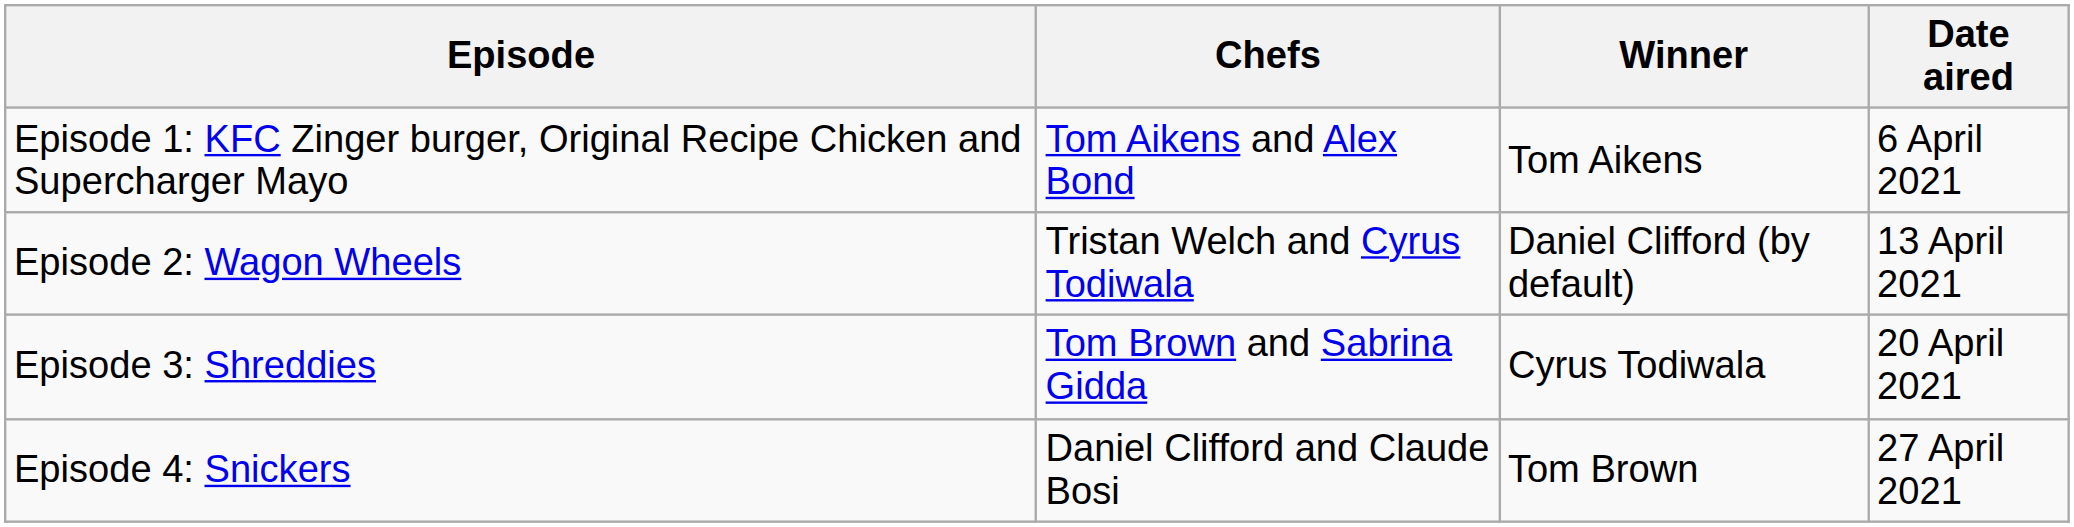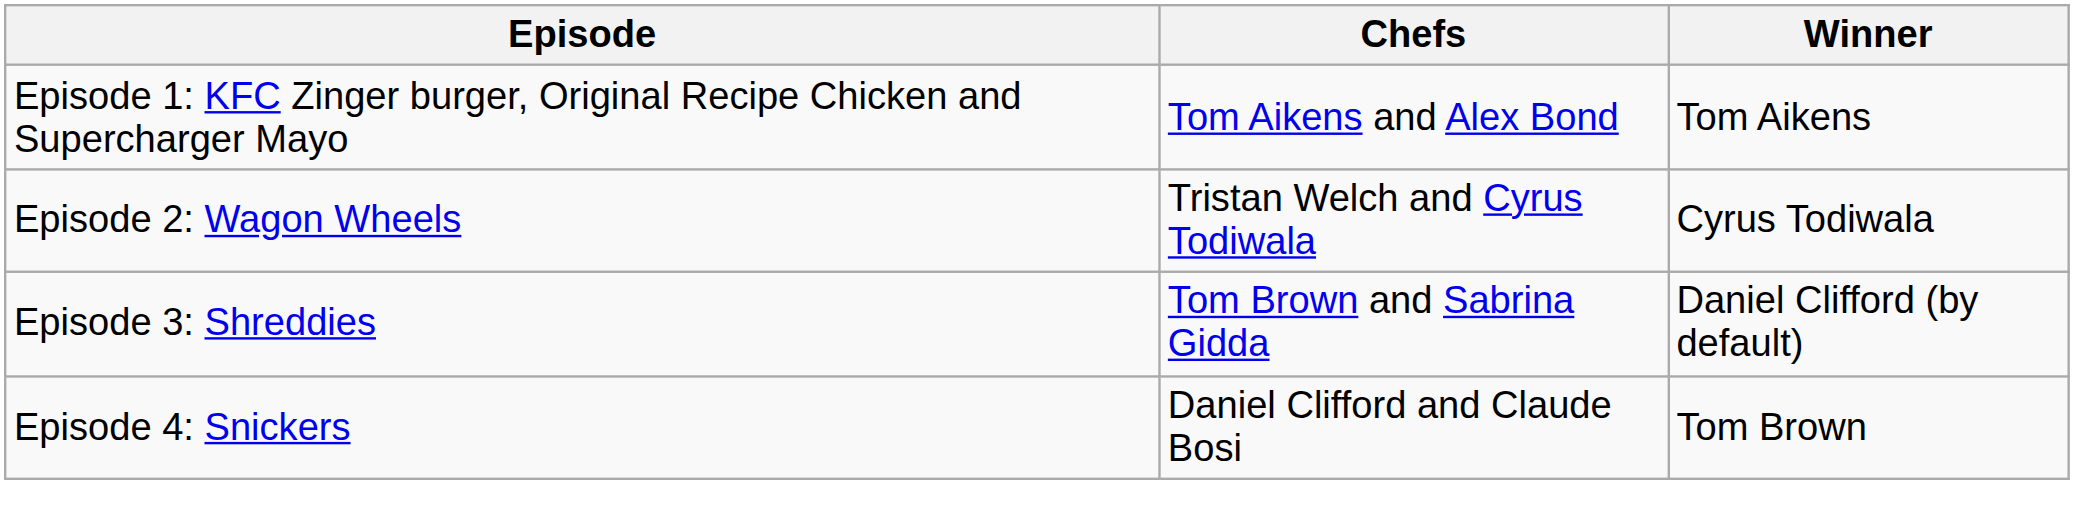- column: (1968, 56)
(1659, 262) Daniel Clifford (by default) -> (1805, 219) Cyrus Todiwala
(1637, 365) Cyrus Todiwala -> (1827, 322) Daniel Clifford (by default)
